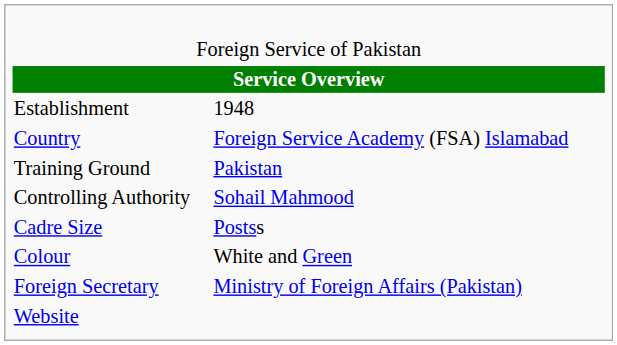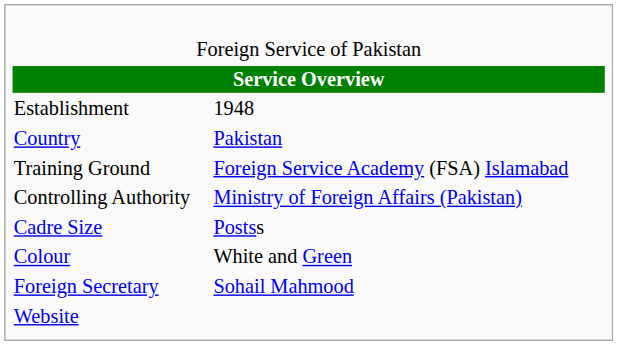(391, 138) Foreign Service Academy (FSA) Islamabad -> (248, 138) Pakistan
(248, 167) Pakistan -> (391, 167) Foreign Service Academy (FSA) Islamabad
(284, 197) Sohail Mahmood -> (368, 197) Ministry of Foreign Affairs (Pakistan)
(368, 286) Ministry of Foreign Affairs (Pakistan) -> (284, 286) Sohail Mahmood
